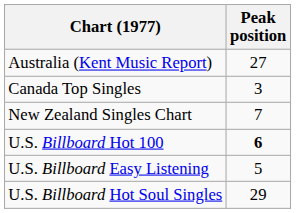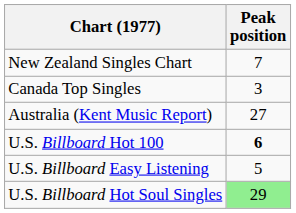rows swapped: (110, 62) <-> (100, 115)
(258, 194) no background -> (258, 194) lightgreen background
